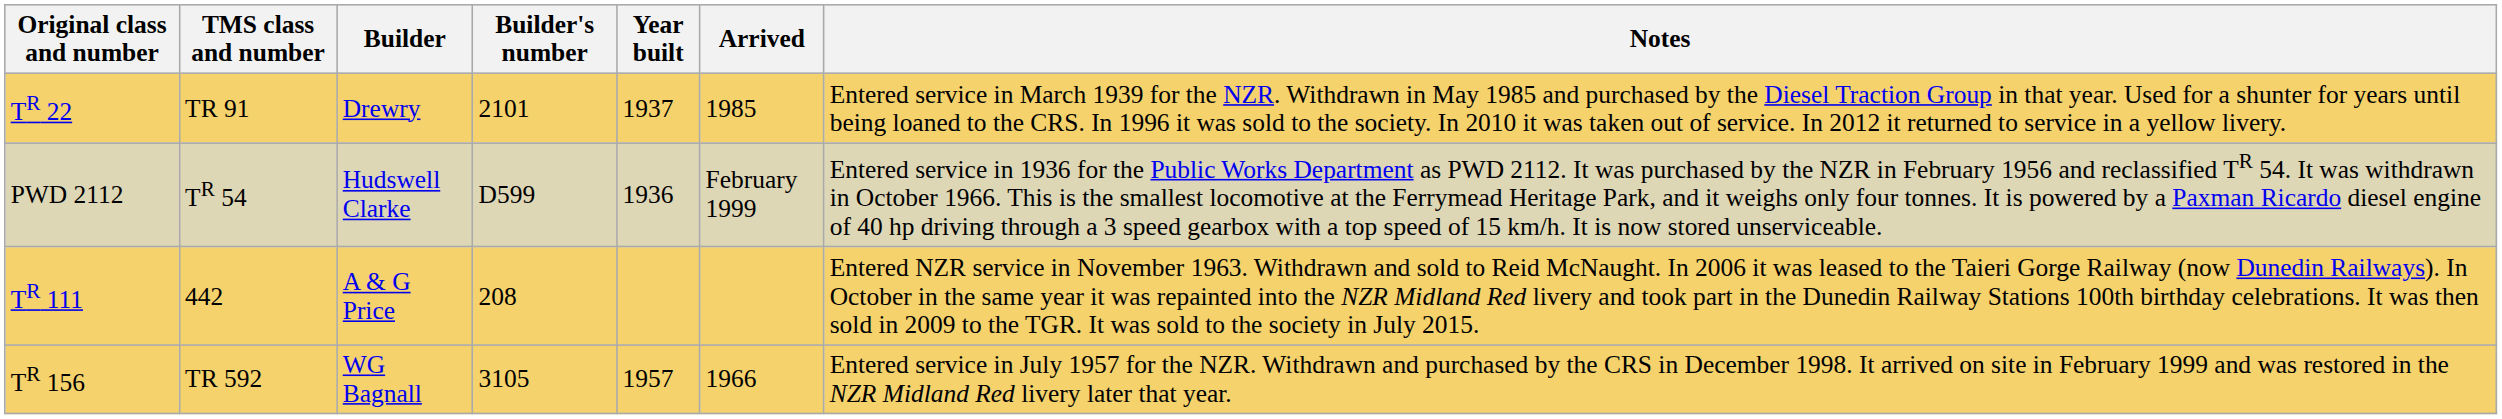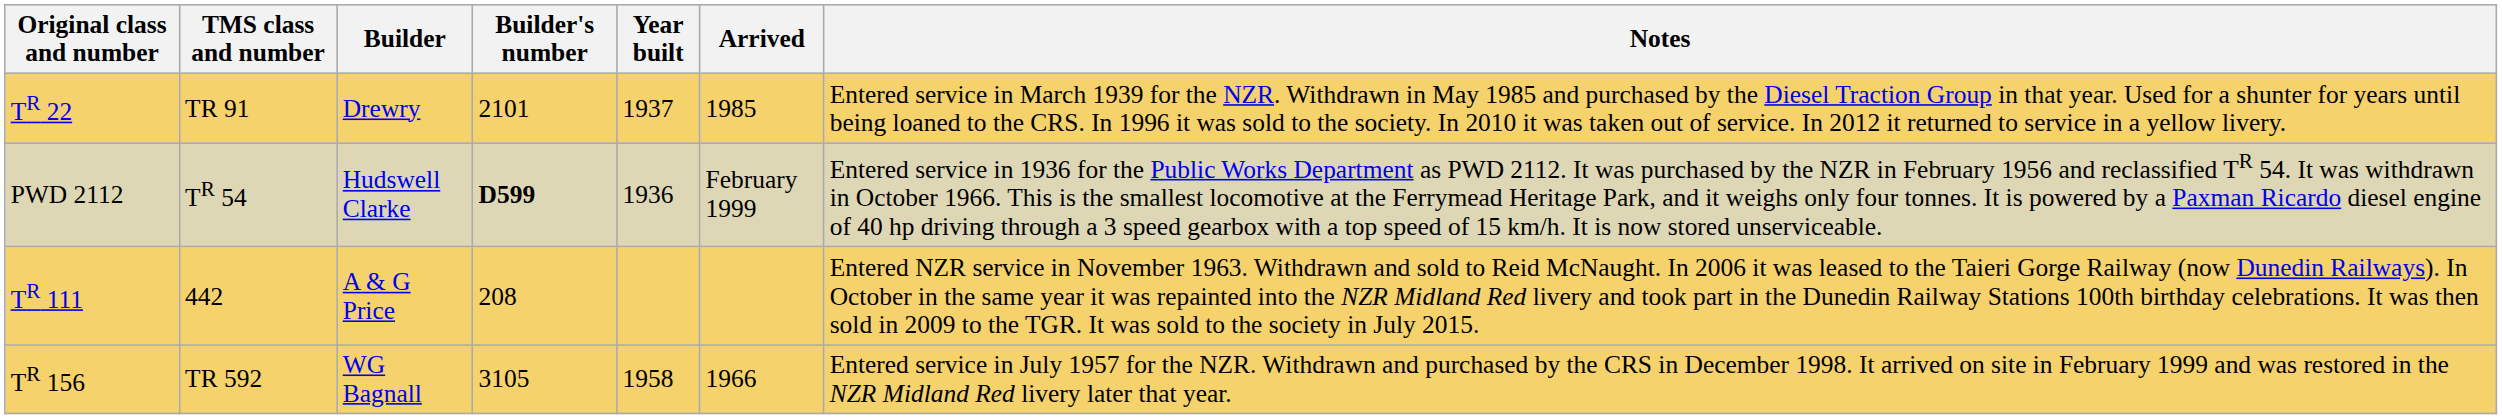(507, 194) normal -> (507, 194) bold
(648, 378) 1957 -> (648, 378) 1958
